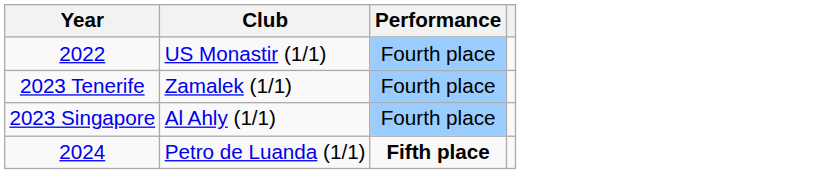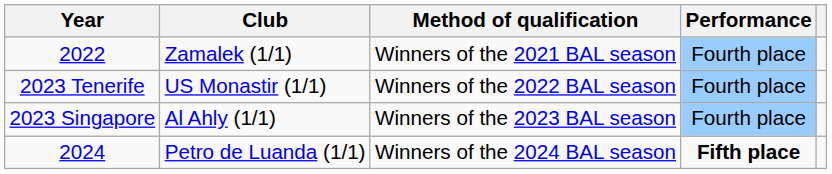+ column: (526, 20)
(246, 53) US Monastir (1/1) -> (228, 53) Zamalek (1/1)
(228, 86) Zamalek (1/1) -> (246, 86) US Monastir (1/1)
